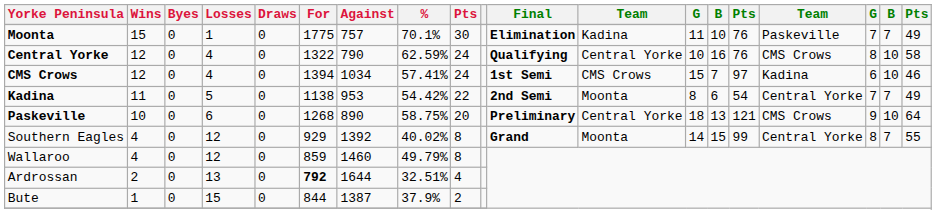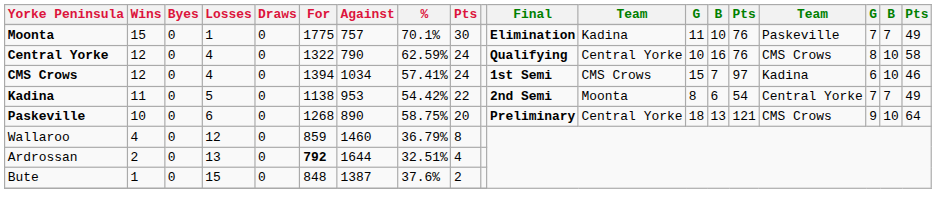- row: (66, 137)
(424, 157) 49.79% -> (424, 137) 36.79%
(315, 198) 844 -> (315, 178) 848
(421, 198) 37.9% -> (421, 178) 37.6%
